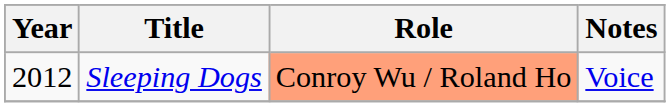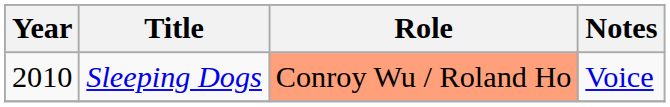(42, 76) 2012 -> (42, 76) 2010
